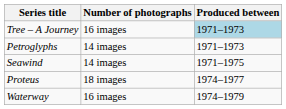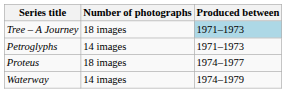(105, 29) 16 images -> (105, 29) 18 images
- row: (25, 63)
(105, 96) 16 images -> (105, 79) 14 images
